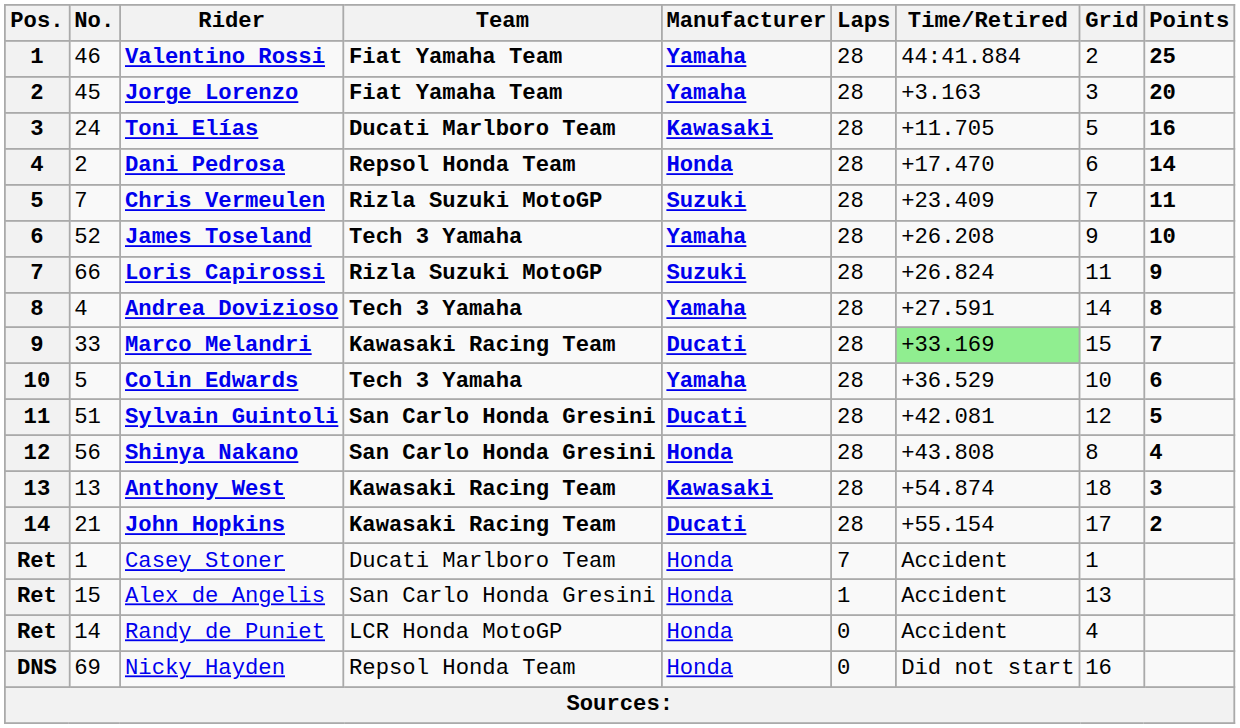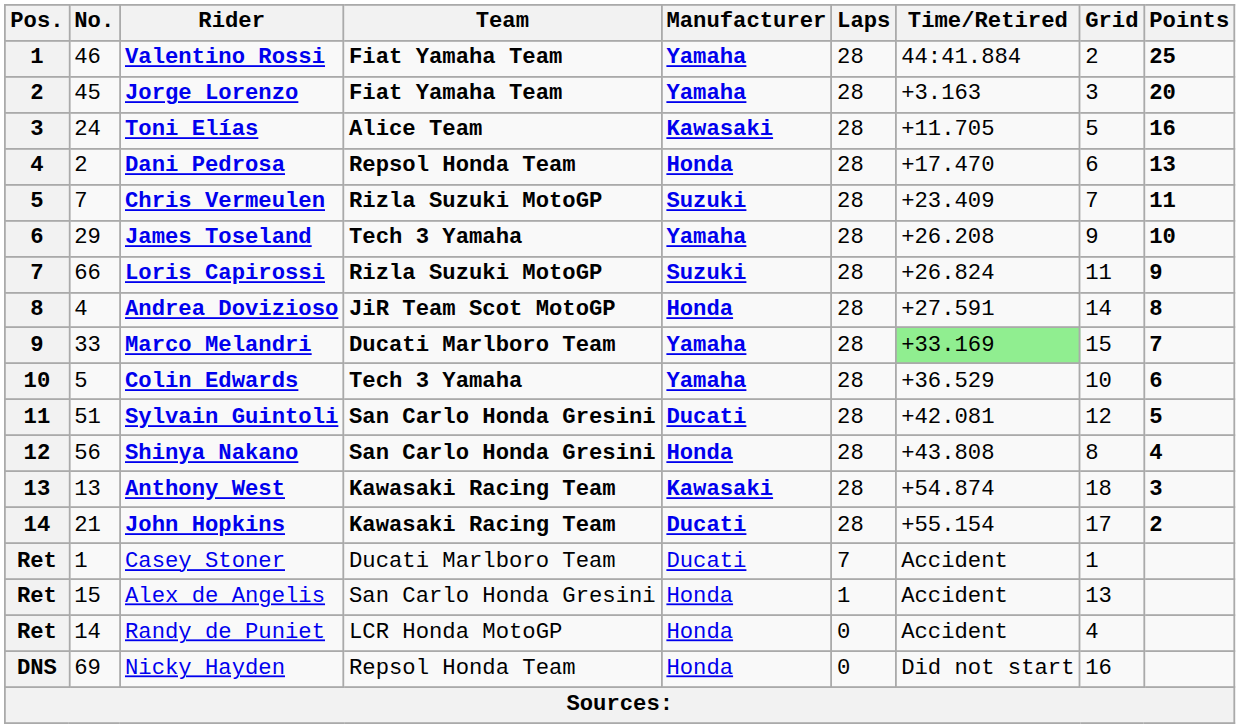(482, 131) Ducati Marlboro Team -> (416, 131) Alice Team
(1163, 167) 14 -> (1163, 167) 13
(88, 239) 52 -> (88, 239) 29
(436, 310) Tech 3 Yamaha -> (482, 310) JiR Team Scot MotoGP
(706, 310) Yamaha -> (700, 310) Honda
(482, 346) Kawasaki Racing Team -> (482, 346) Ducati Marlboro Team
(706, 346) Ducati -> (706, 346) Yamaha
(700, 561) Honda -> (706, 561) Ducati
